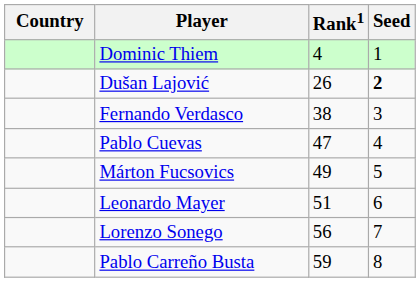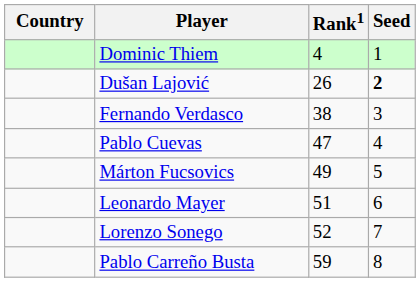(322, 232) 56 -> (322, 232) 52
